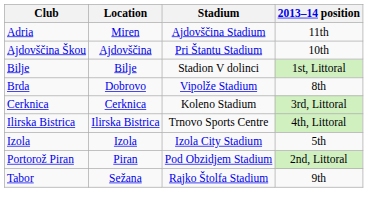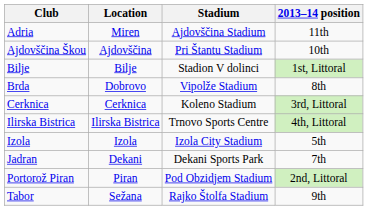+ row: (22, 159)
